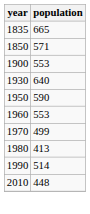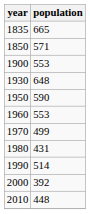(41, 81) 640 -> (41, 81) 648
(41, 149) 413 -> (41, 149) 431
+ row: (18, 183)
